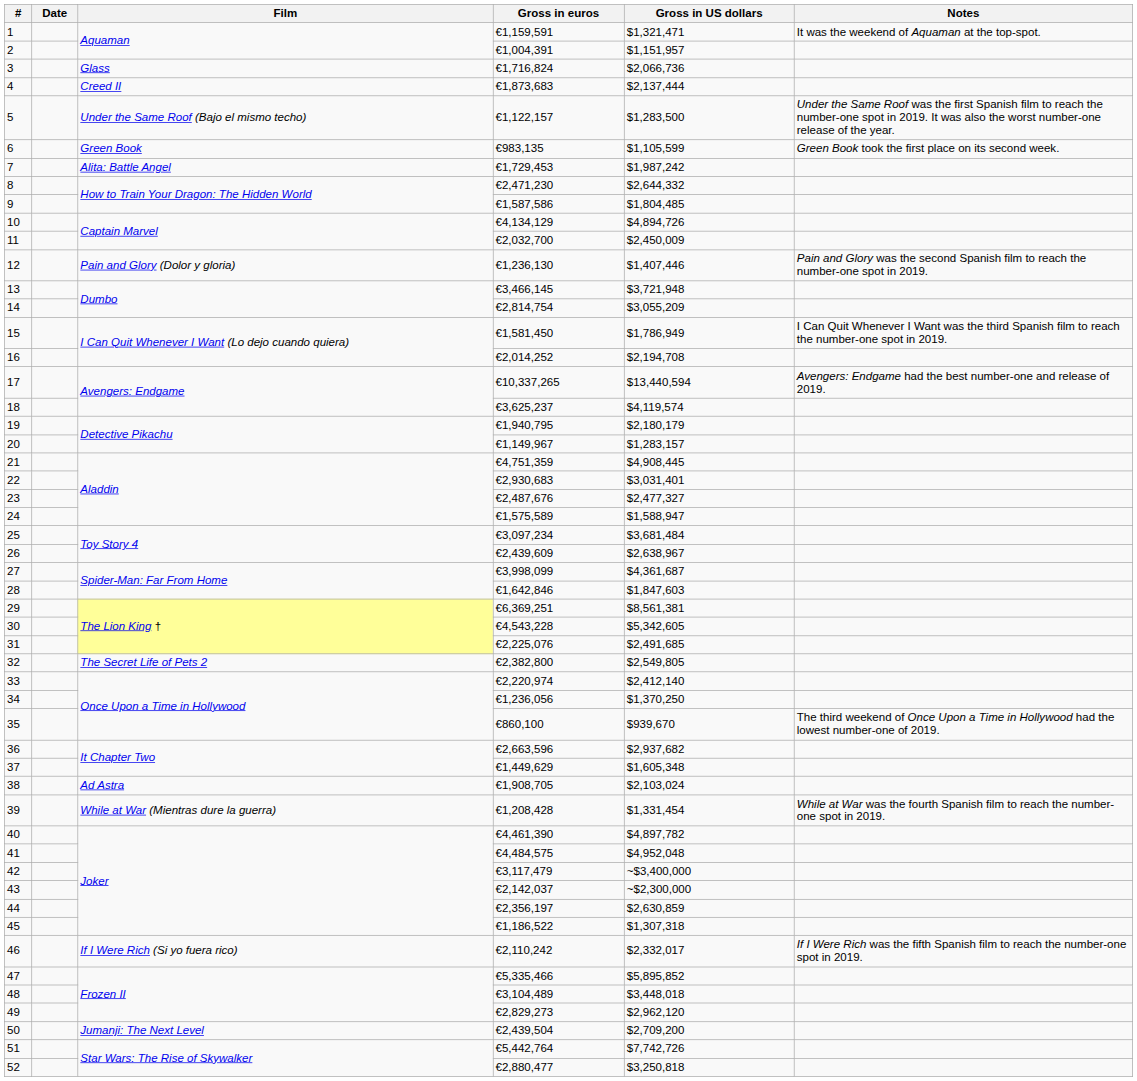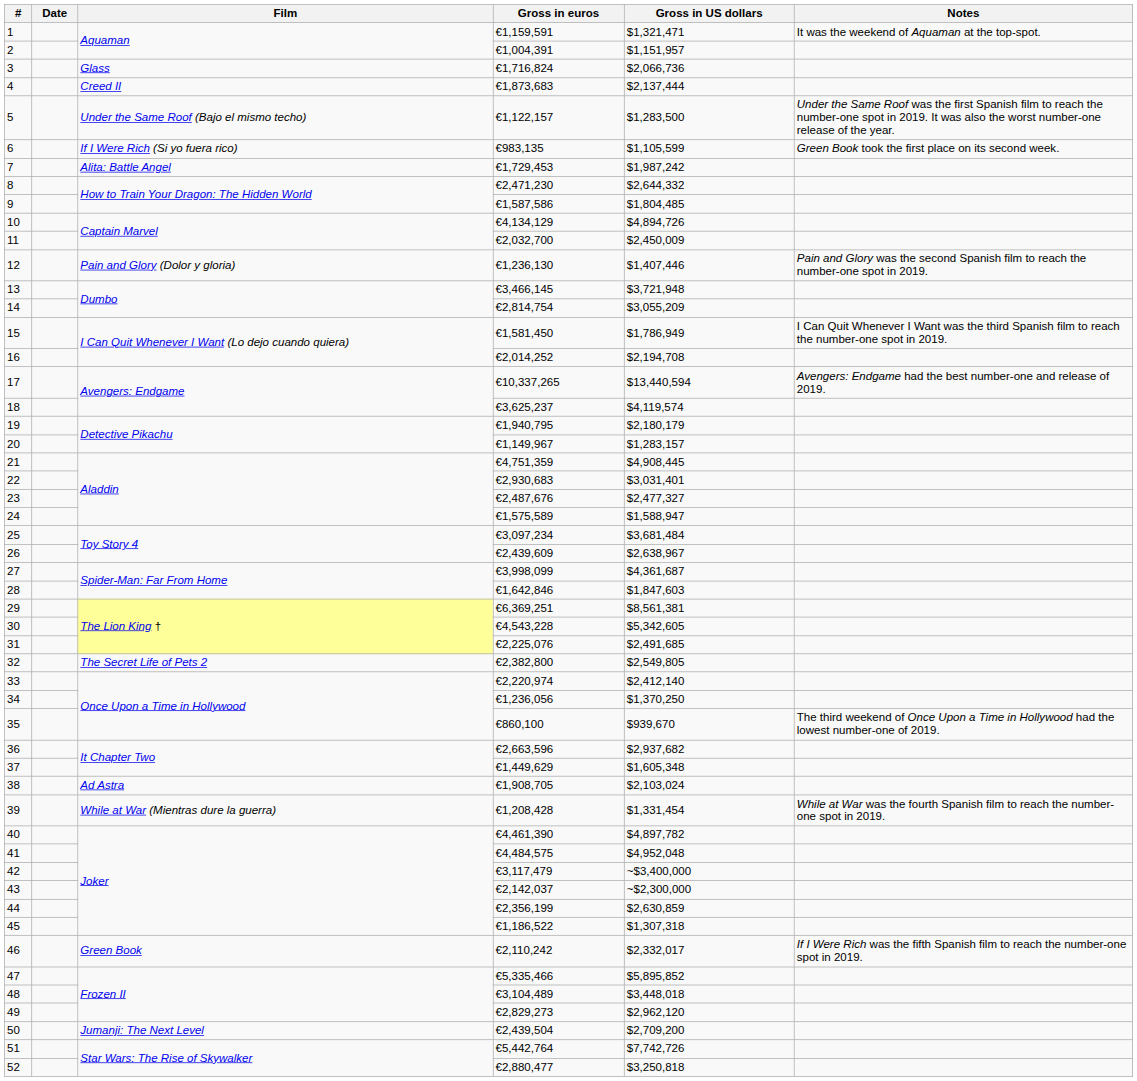(111, 149) Green Book -> (159, 149) If I Were Rich (Si yo fuera rico)
(524, 908) €2,356,197 -> (524, 908) €2,356,199
(159, 951) If I Were Rich (Si yo fuera rico) -> (111, 951) Green Book
